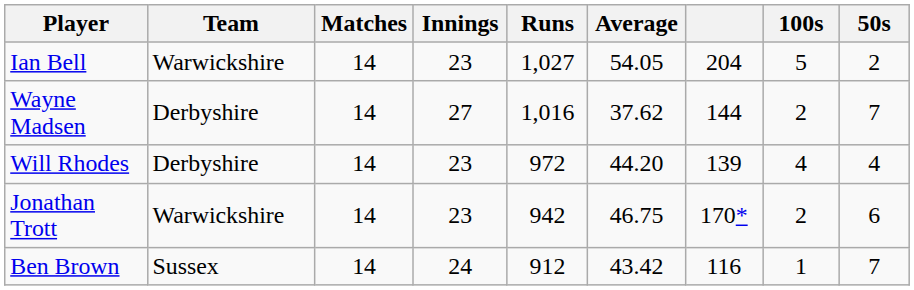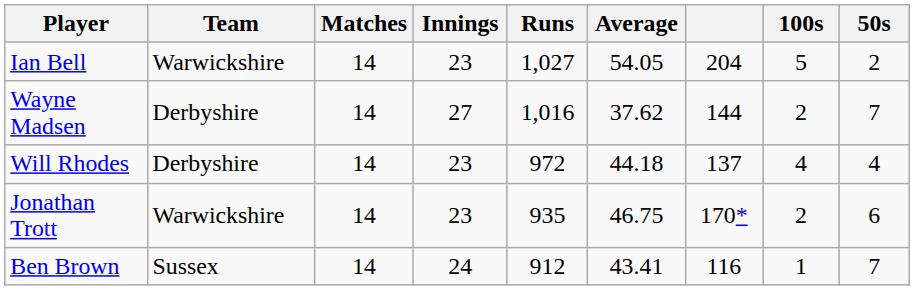(636, 163) 44.20 -> (636, 163) 44.18
(724, 163) 139 -> (724, 163) 137
(548, 214) 942 -> (548, 214) 935
(636, 266) 43.42 -> (636, 266) 43.41
